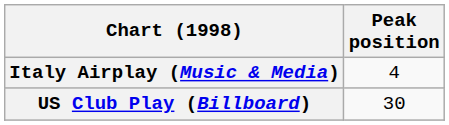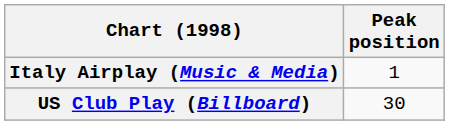(394, 73) 4 -> (394, 73) 1
